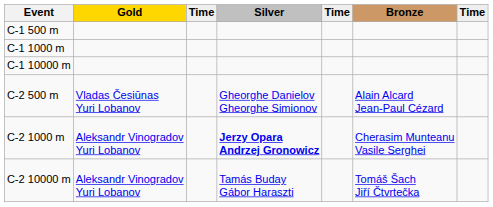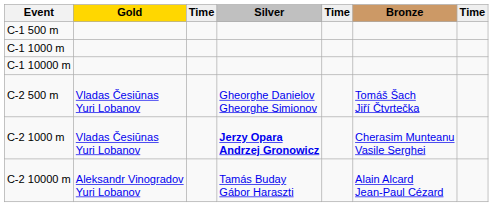(399, 101) Alain Alcard Jean-Paul Cézard -> (387, 101) Tomáš Šach Jiří Čtvrtečka
(130, 144) Aleksandr Vinogradov Yuri Lobanov -> (117, 144) Vladas Česiūnas Yuri Lobanov
(387, 186) Tomáš Šach Jiří Čtvrtečka -> (399, 186) Alain Alcard Jean-Paul Cézard
